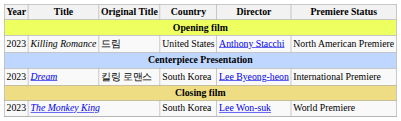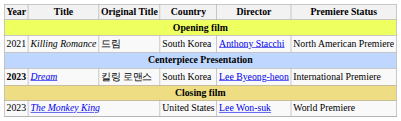(16, 44) 2023 -> (16, 44) 2021
(188, 44) United States -> (187, 44) South Korea
(16, 76) normal -> (16, 76) bold
(187, 108) South Korea -> (188, 108) United States
